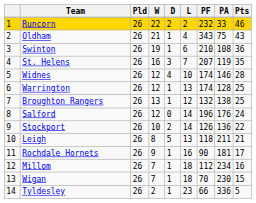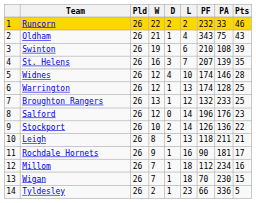(240, 50) 36 -> (240, 50) 39
(224, 62) 119 -> (224, 62) 139
(224, 101) 138 -> (224, 101) 233
(240, 114) 24 -> (240, 114) 23
